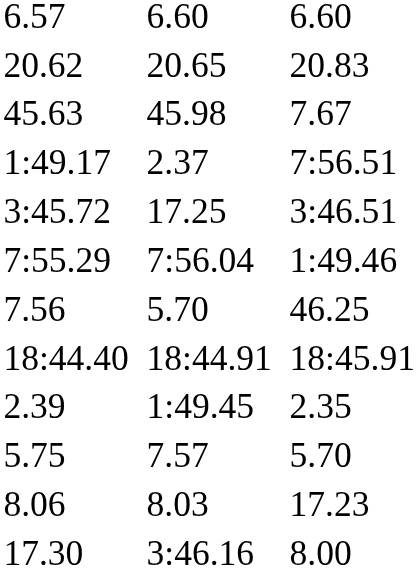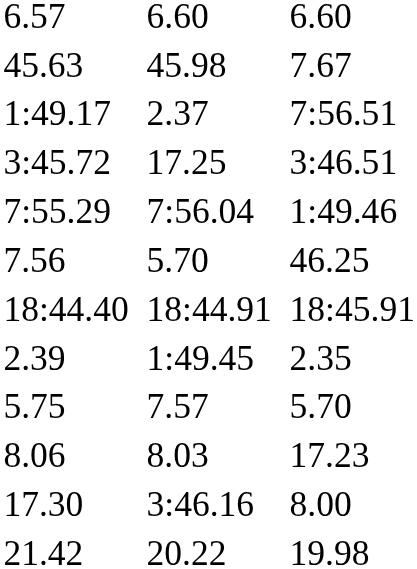- row: (43, 64)
+ row: (43, 553)
